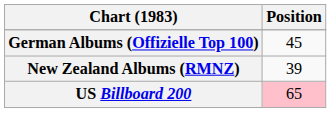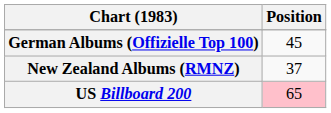(294, 68) 39 -> (294, 68) 37
